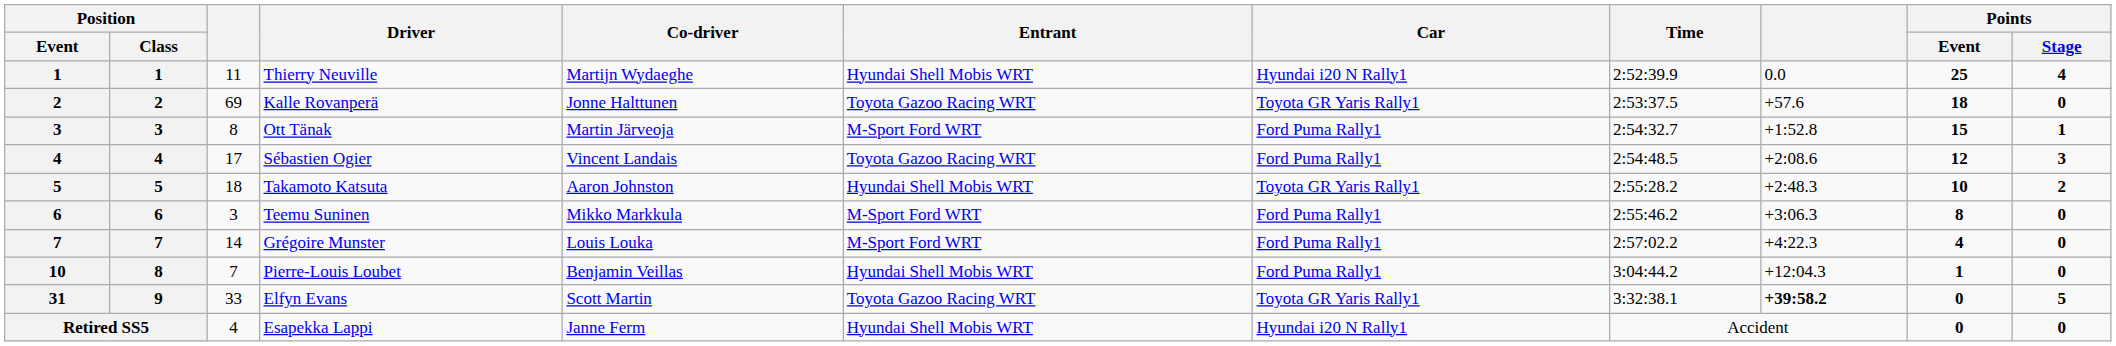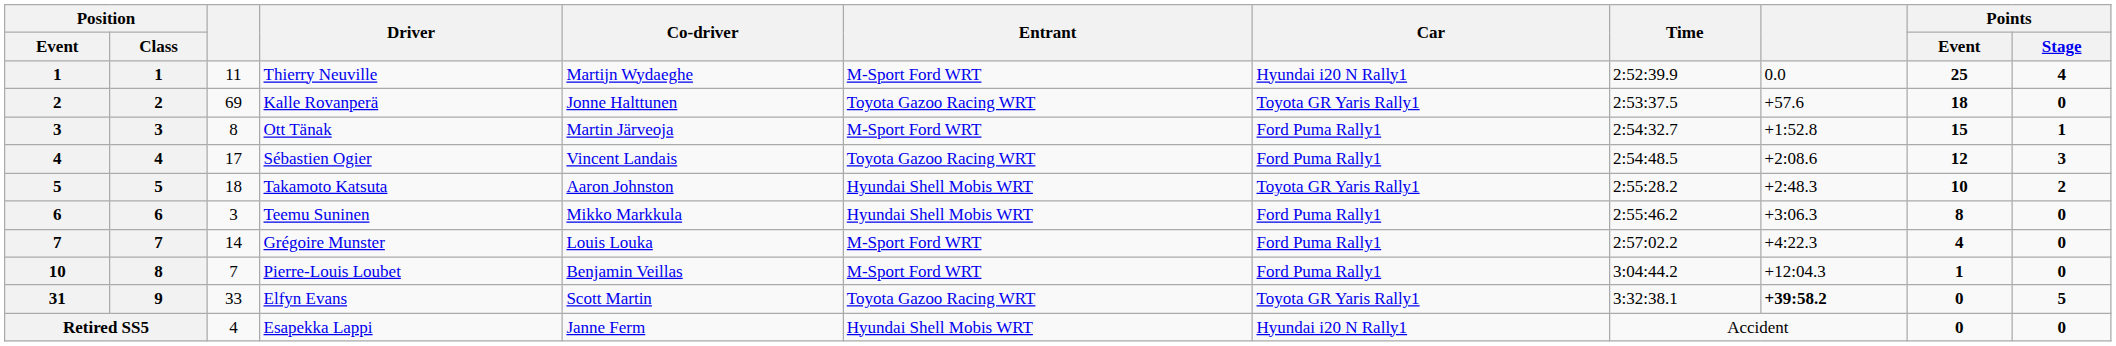(940, 74) Hyundai Shell Mobis WRT -> (914, 74) M-Sport Ford WRT
(914, 214) M-Sport Ford WRT -> (940, 214) Hyundai Shell Mobis WRT
(940, 270) Hyundai Shell Mobis WRT -> (914, 270) M-Sport Ford WRT
